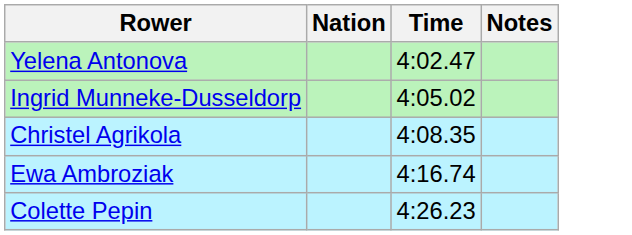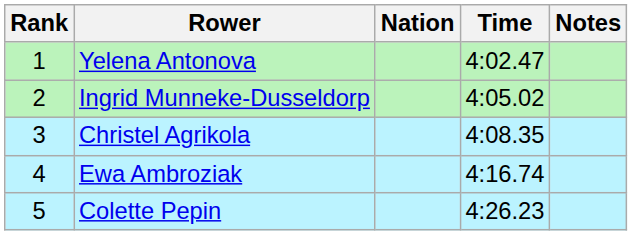+ column: (39, 23)
